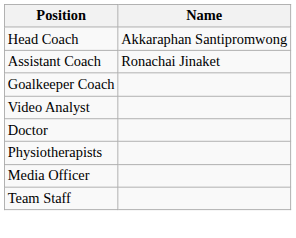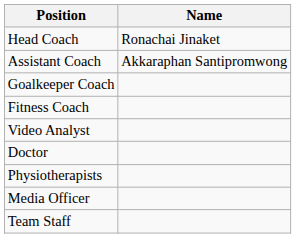(204, 38) Akkaraphan Santipromwong -> (171, 38) Ronachai Jinaket
(171, 61) Ronachai Jinaket -> (204, 61) Akkaraphan Santipromwong
+ row: (48, 107)
